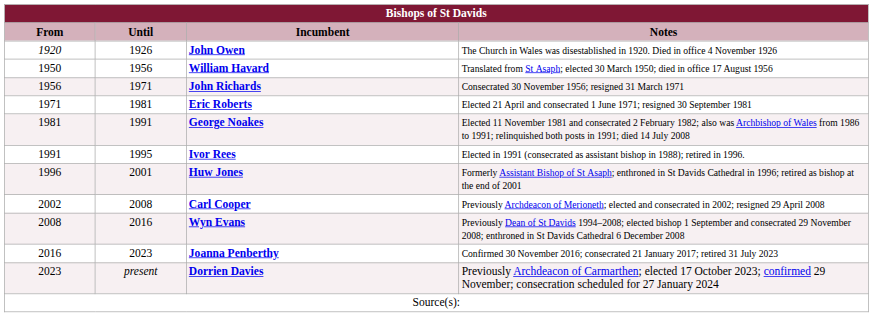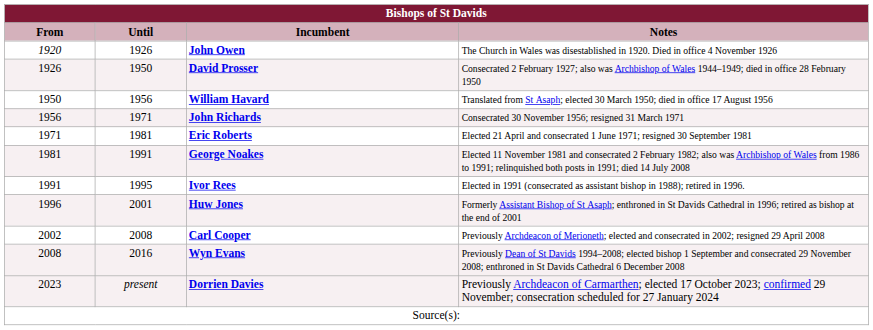+ row: (223, 68)
- row: (234, 253)
